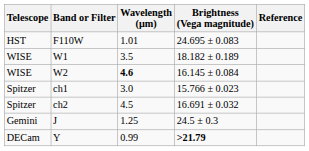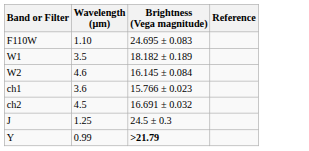- column: (28, 18)
(129, 40) 1.01 -> (83, 40) 1.10
(127, 72) bold -> (80, 72) normal
(127, 89) 3.0 -> (80, 89) 3.6
